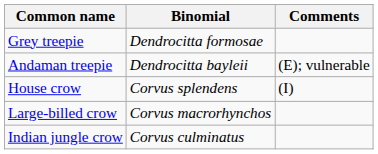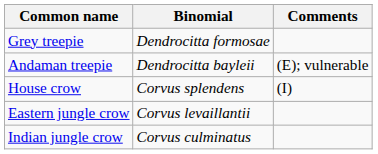- row: (62, 112)
+ row: (69, 112)
